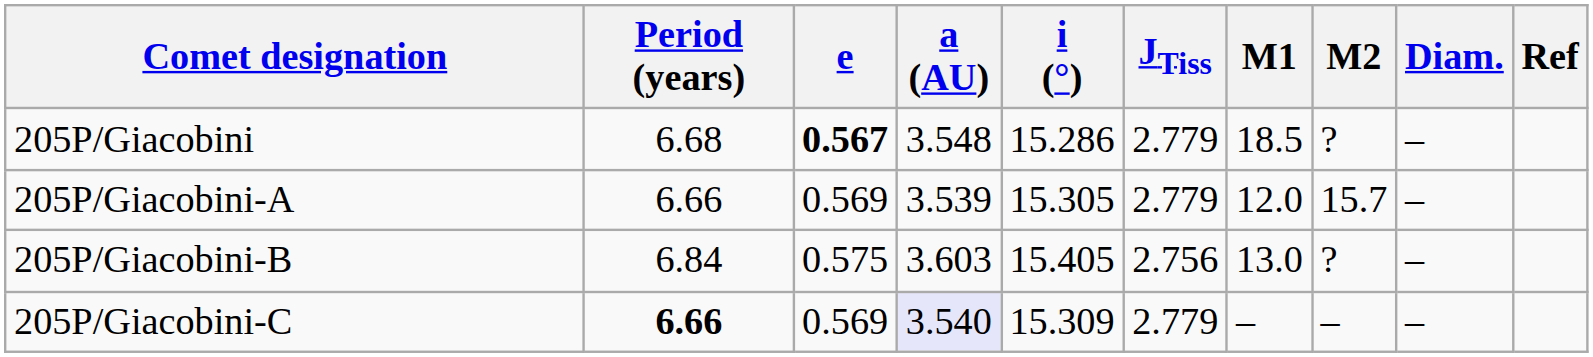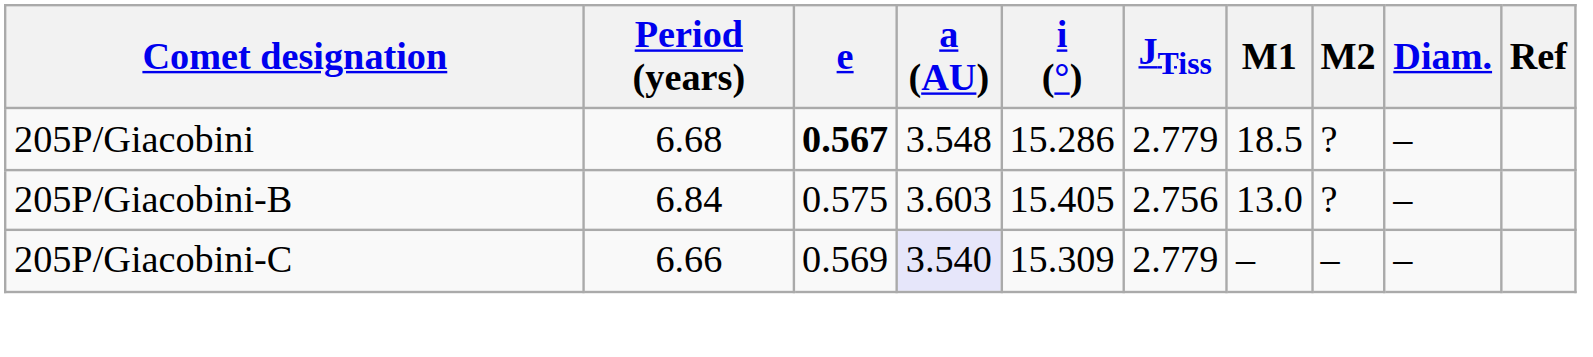- row: (154, 199)
(689, 320) bold -> (689, 259) normal
